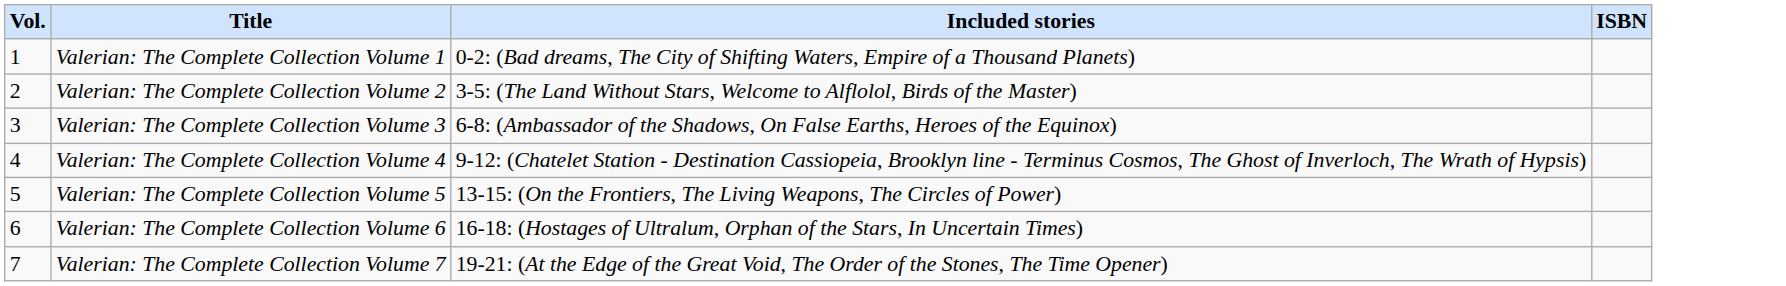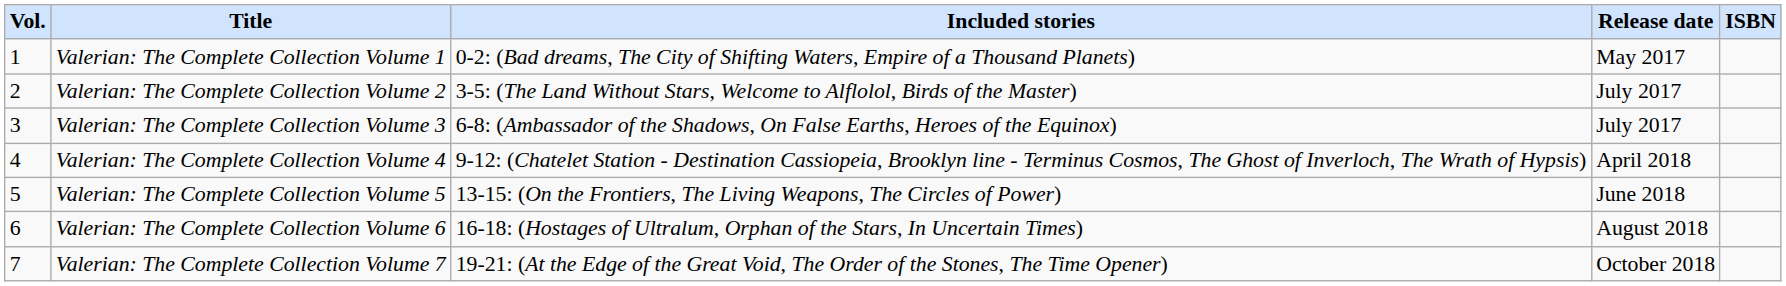+ column: (1656, 21)
